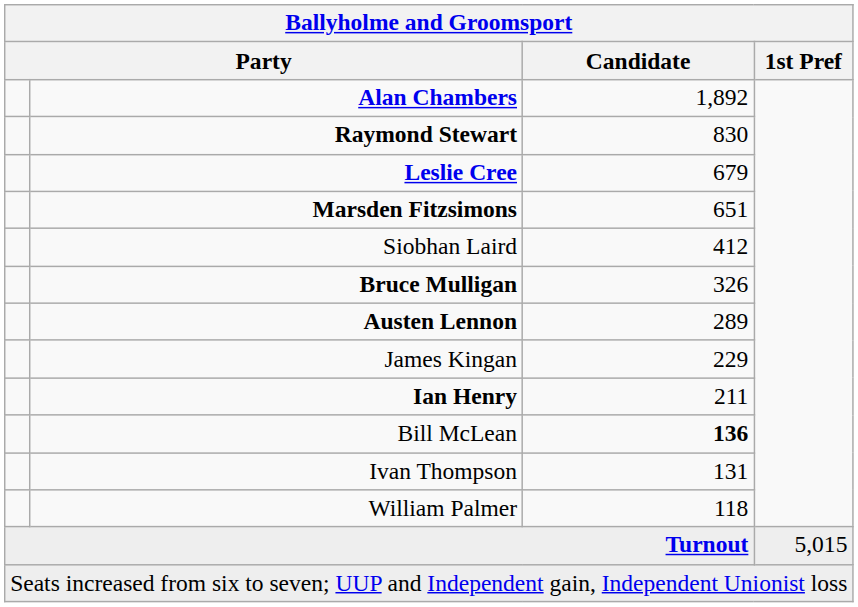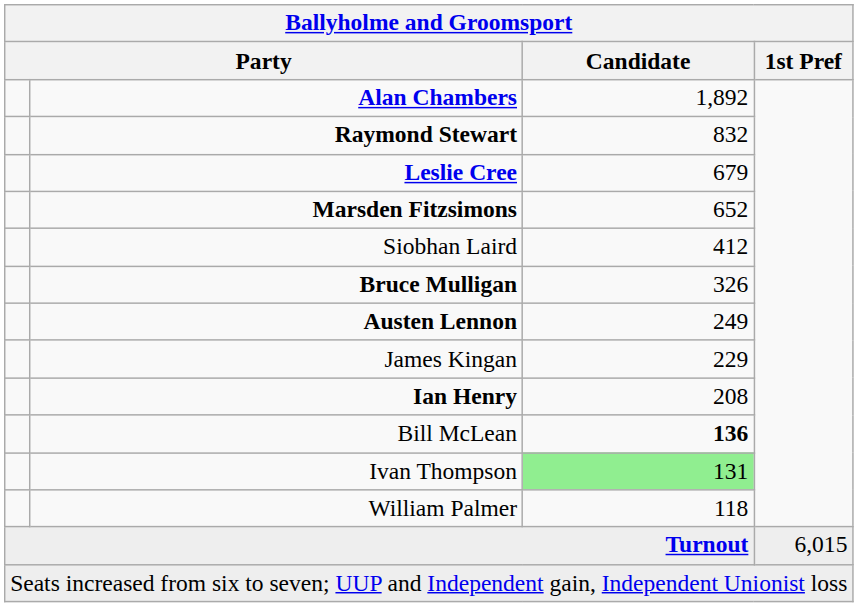(731, 135) 830 -> (731, 135) 832
(731, 209) 651 -> (731, 209) 652
(731, 321) 289 -> (731, 321) 249
(731, 396) 211 -> (731, 396) 208
(731, 470) no background -> (731, 470) lightgreen background
(821, 545) 5,015 -> (821, 545) 6,015
